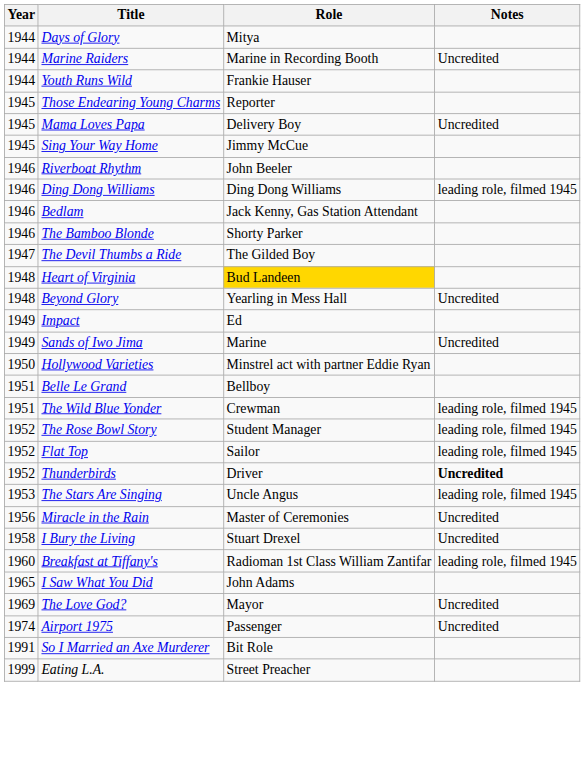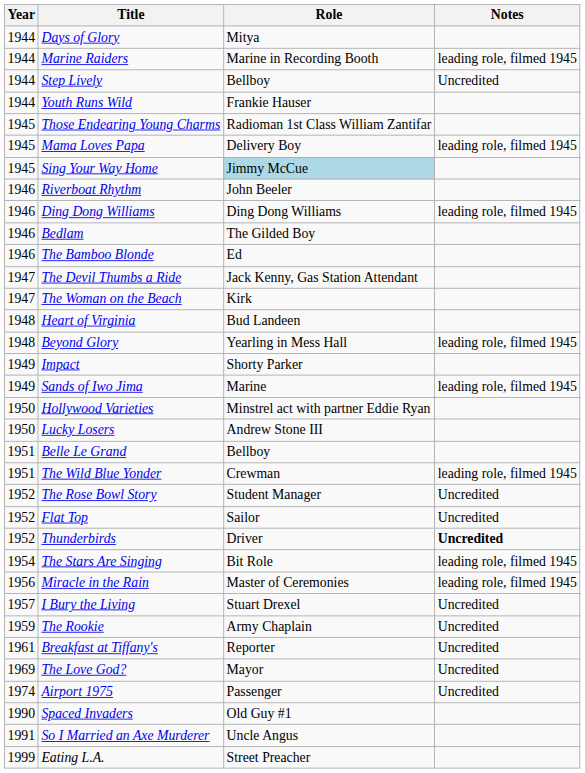(468, 59) Uncredited -> (507, 59) leading role, filmed 1945
+ row: (72, 80)
(251, 102) Reporter -> (329, 124) Radioman 1st Class William Zantifar
(468, 124) Uncredited -> (507, 146) leading role, filmed 1945
(267, 146) no background -> (267, 168) lightblue background
(322, 211) Jack Kenny, Gas Station Attendant -> (271, 233) The Gilded Boy
(265, 233) Shorty Parker -> (234, 255) Ed
(271, 255) The Gilded Boy -> (322, 277) Jack Kenny, Gas Station Attendant
+ row: (112, 299)
(263, 277) gold background -> (263, 320) no background
(468, 299) Uncredited -> (507, 342) leading role, filmed 1945
(234, 320) Ed -> (265, 364) Shorty Parker
(468, 342) Uncredited -> (507, 386) leading role, filmed 1945
+ row: (78, 430)
(507, 430) leading role, filmed 1945 -> (468, 495) Uncredited
(507, 451) leading role, filmed 1945 -> (468, 517) Uncredited
(21, 495) 1953 -> (21, 560) 1954
(262, 495) Uncle Angus -> (250, 560) Bit Role
(468, 517) Uncredited -> (507, 582) leading role, filmed 1945
(21, 539) 1958 -> (21, 604) 1957
+ row: (73, 626)
(21, 560) 1960 -> (21, 648) 1961
(329, 560) Radioman 1st Class William Zantifar -> (251, 648) Reporter
(507, 560) leading role, filmed 1945 -> (468, 648) Uncredited
- row: (97, 582)
+ row: (87, 713)
(250, 648) Bit Role -> (262, 735) Uncle Angus
